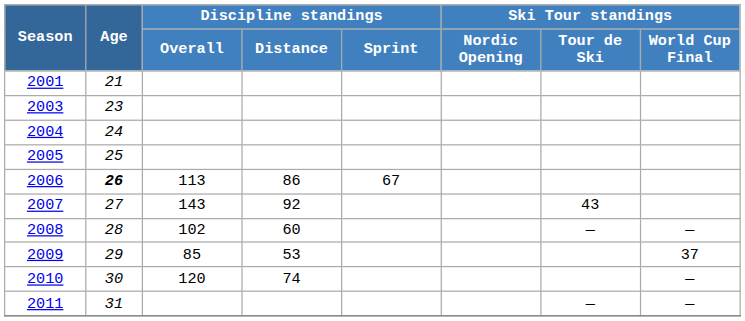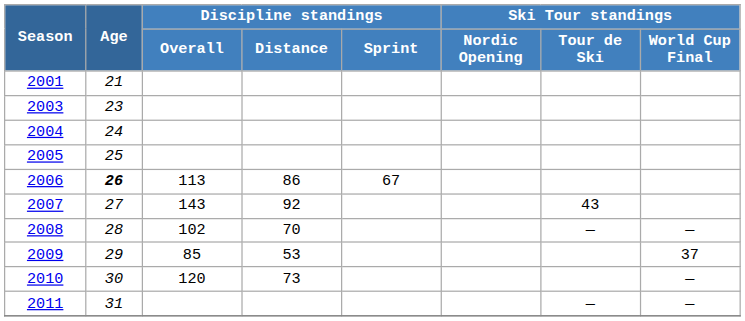(292, 231) 60 -> (292, 231) 70
(292, 280) 74 -> (292, 280) 73
